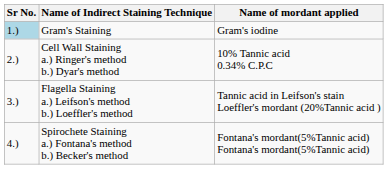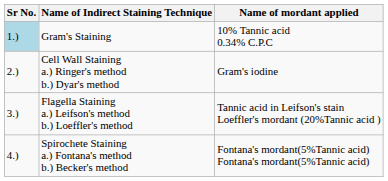(248, 30) Gram's iodine -> (254, 36) 10% Tannic acid 0.34% C.P.C
(254, 59) 10% Tannic acid 0.34% C.P.C -> (248, 72) Gram's iodine
